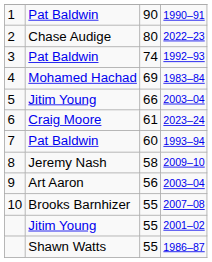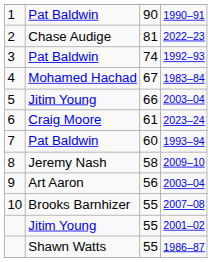(150, 36) 80 -> (150, 36) 81
(150, 78) 69 -> (150, 78) 67
